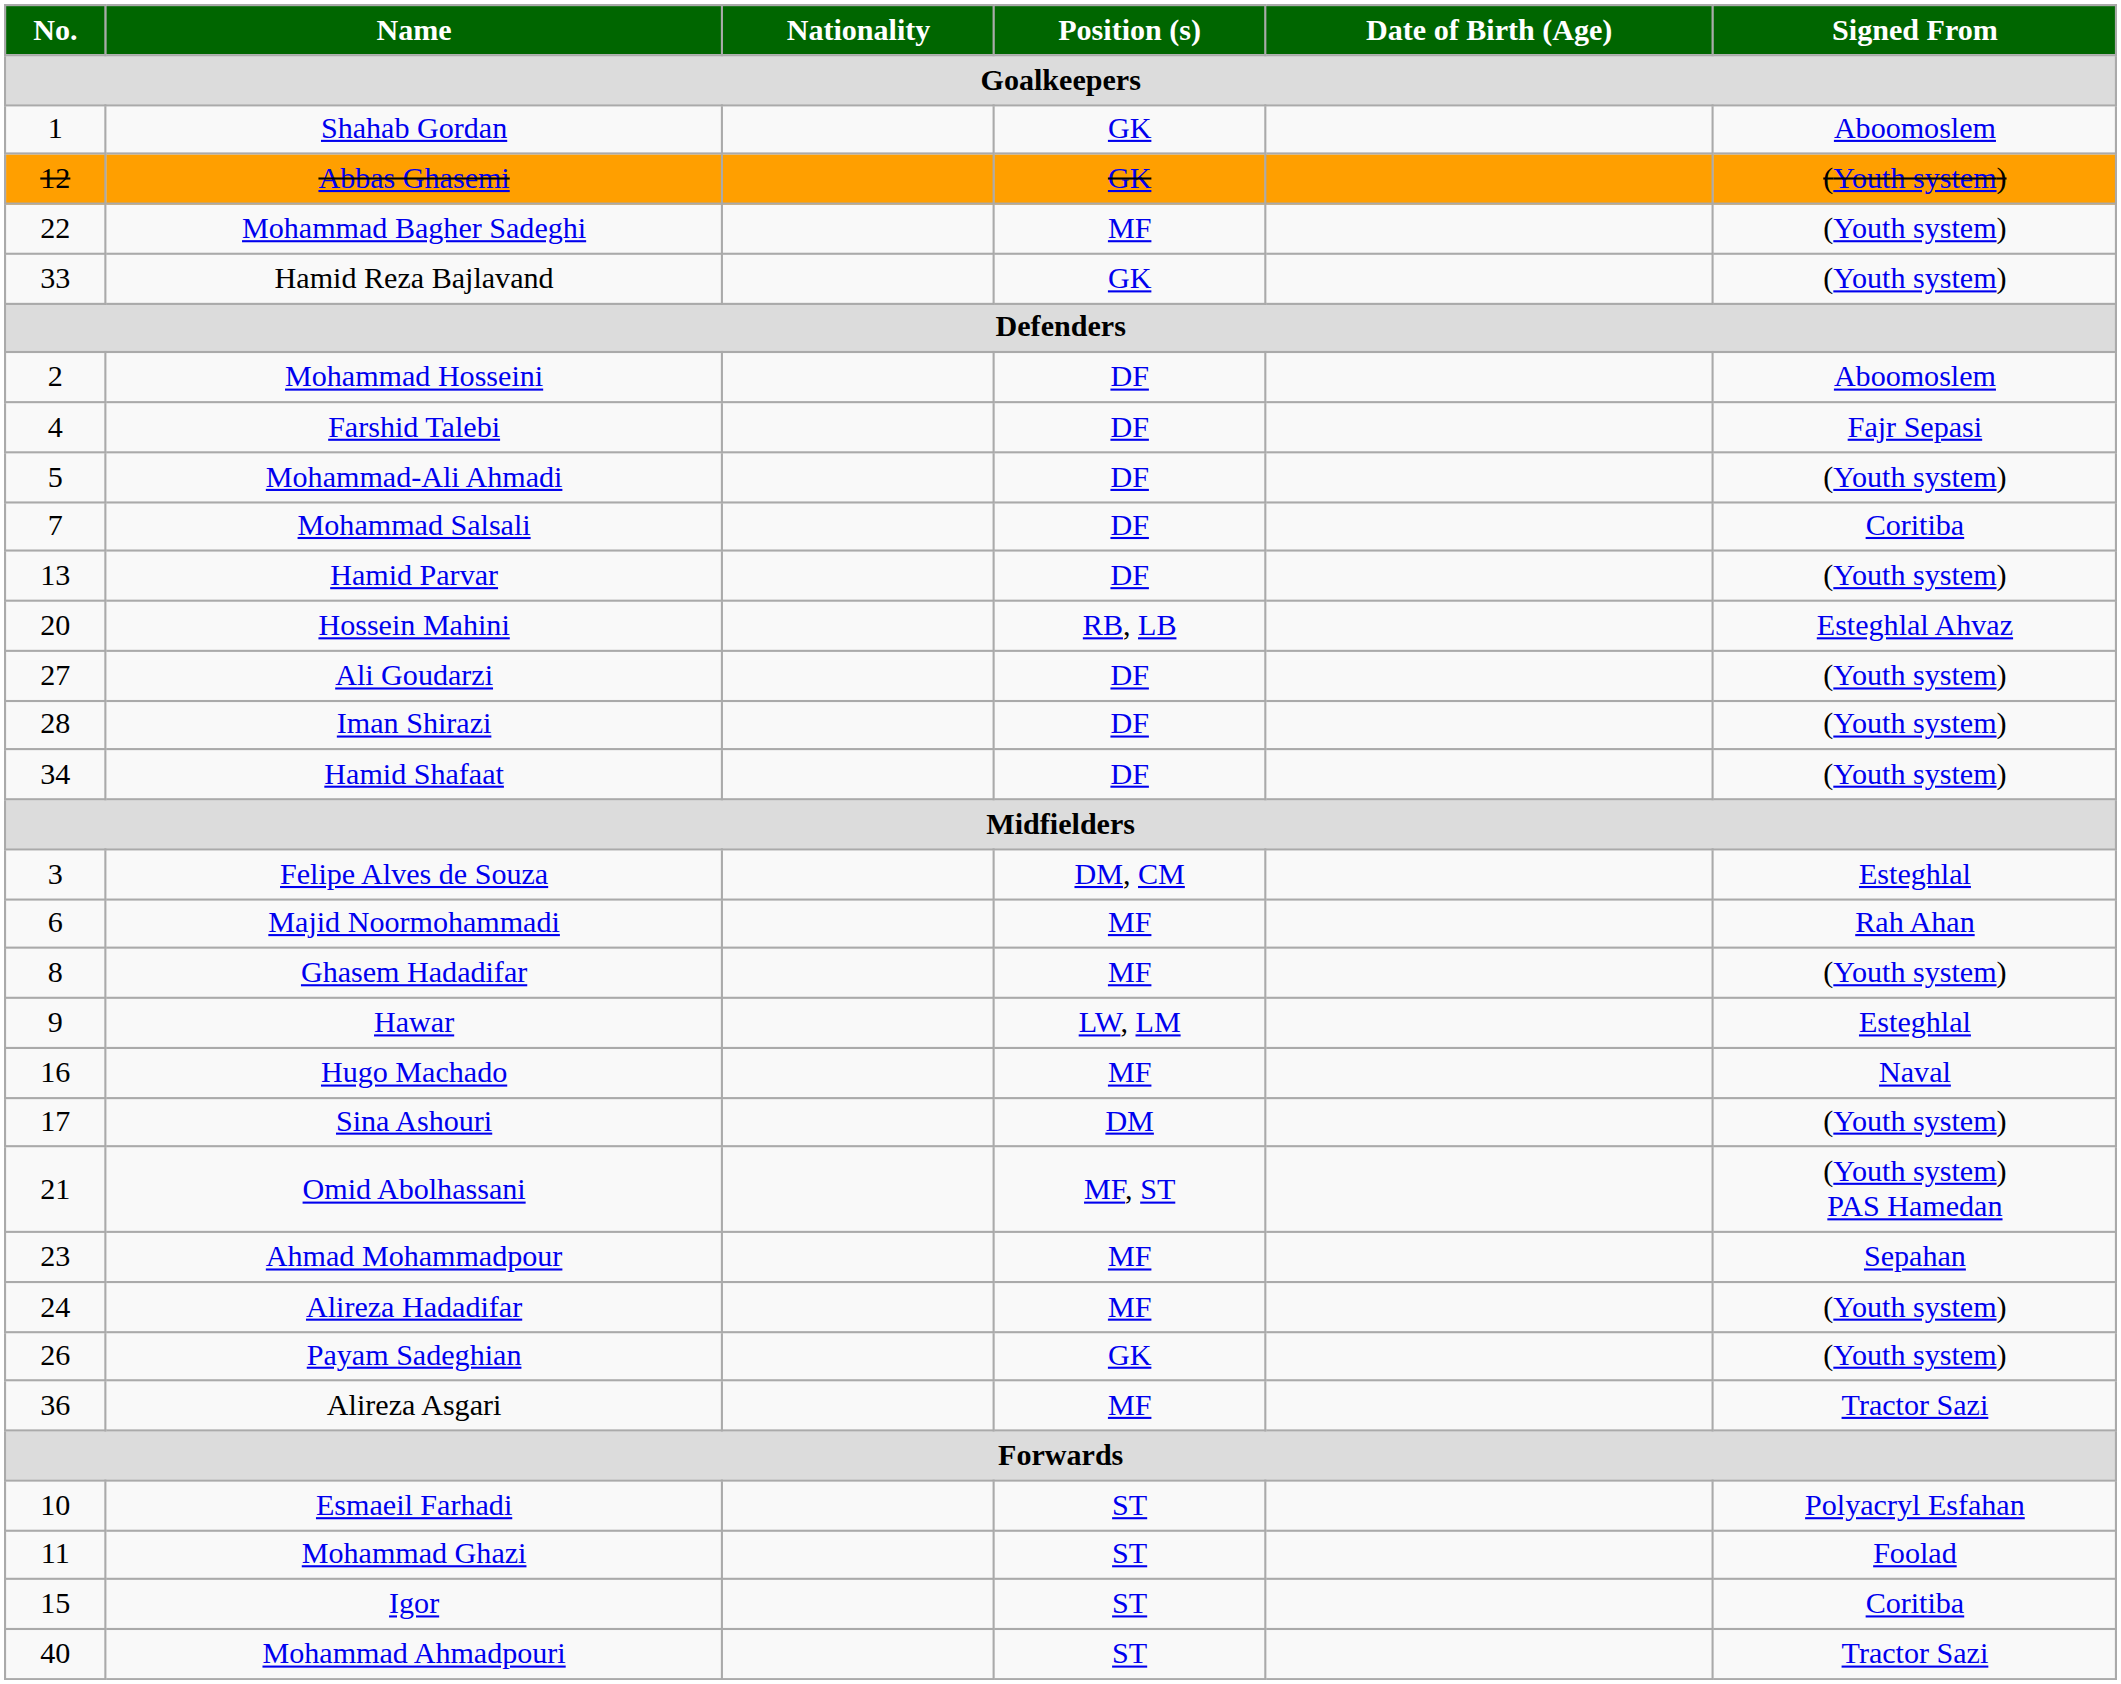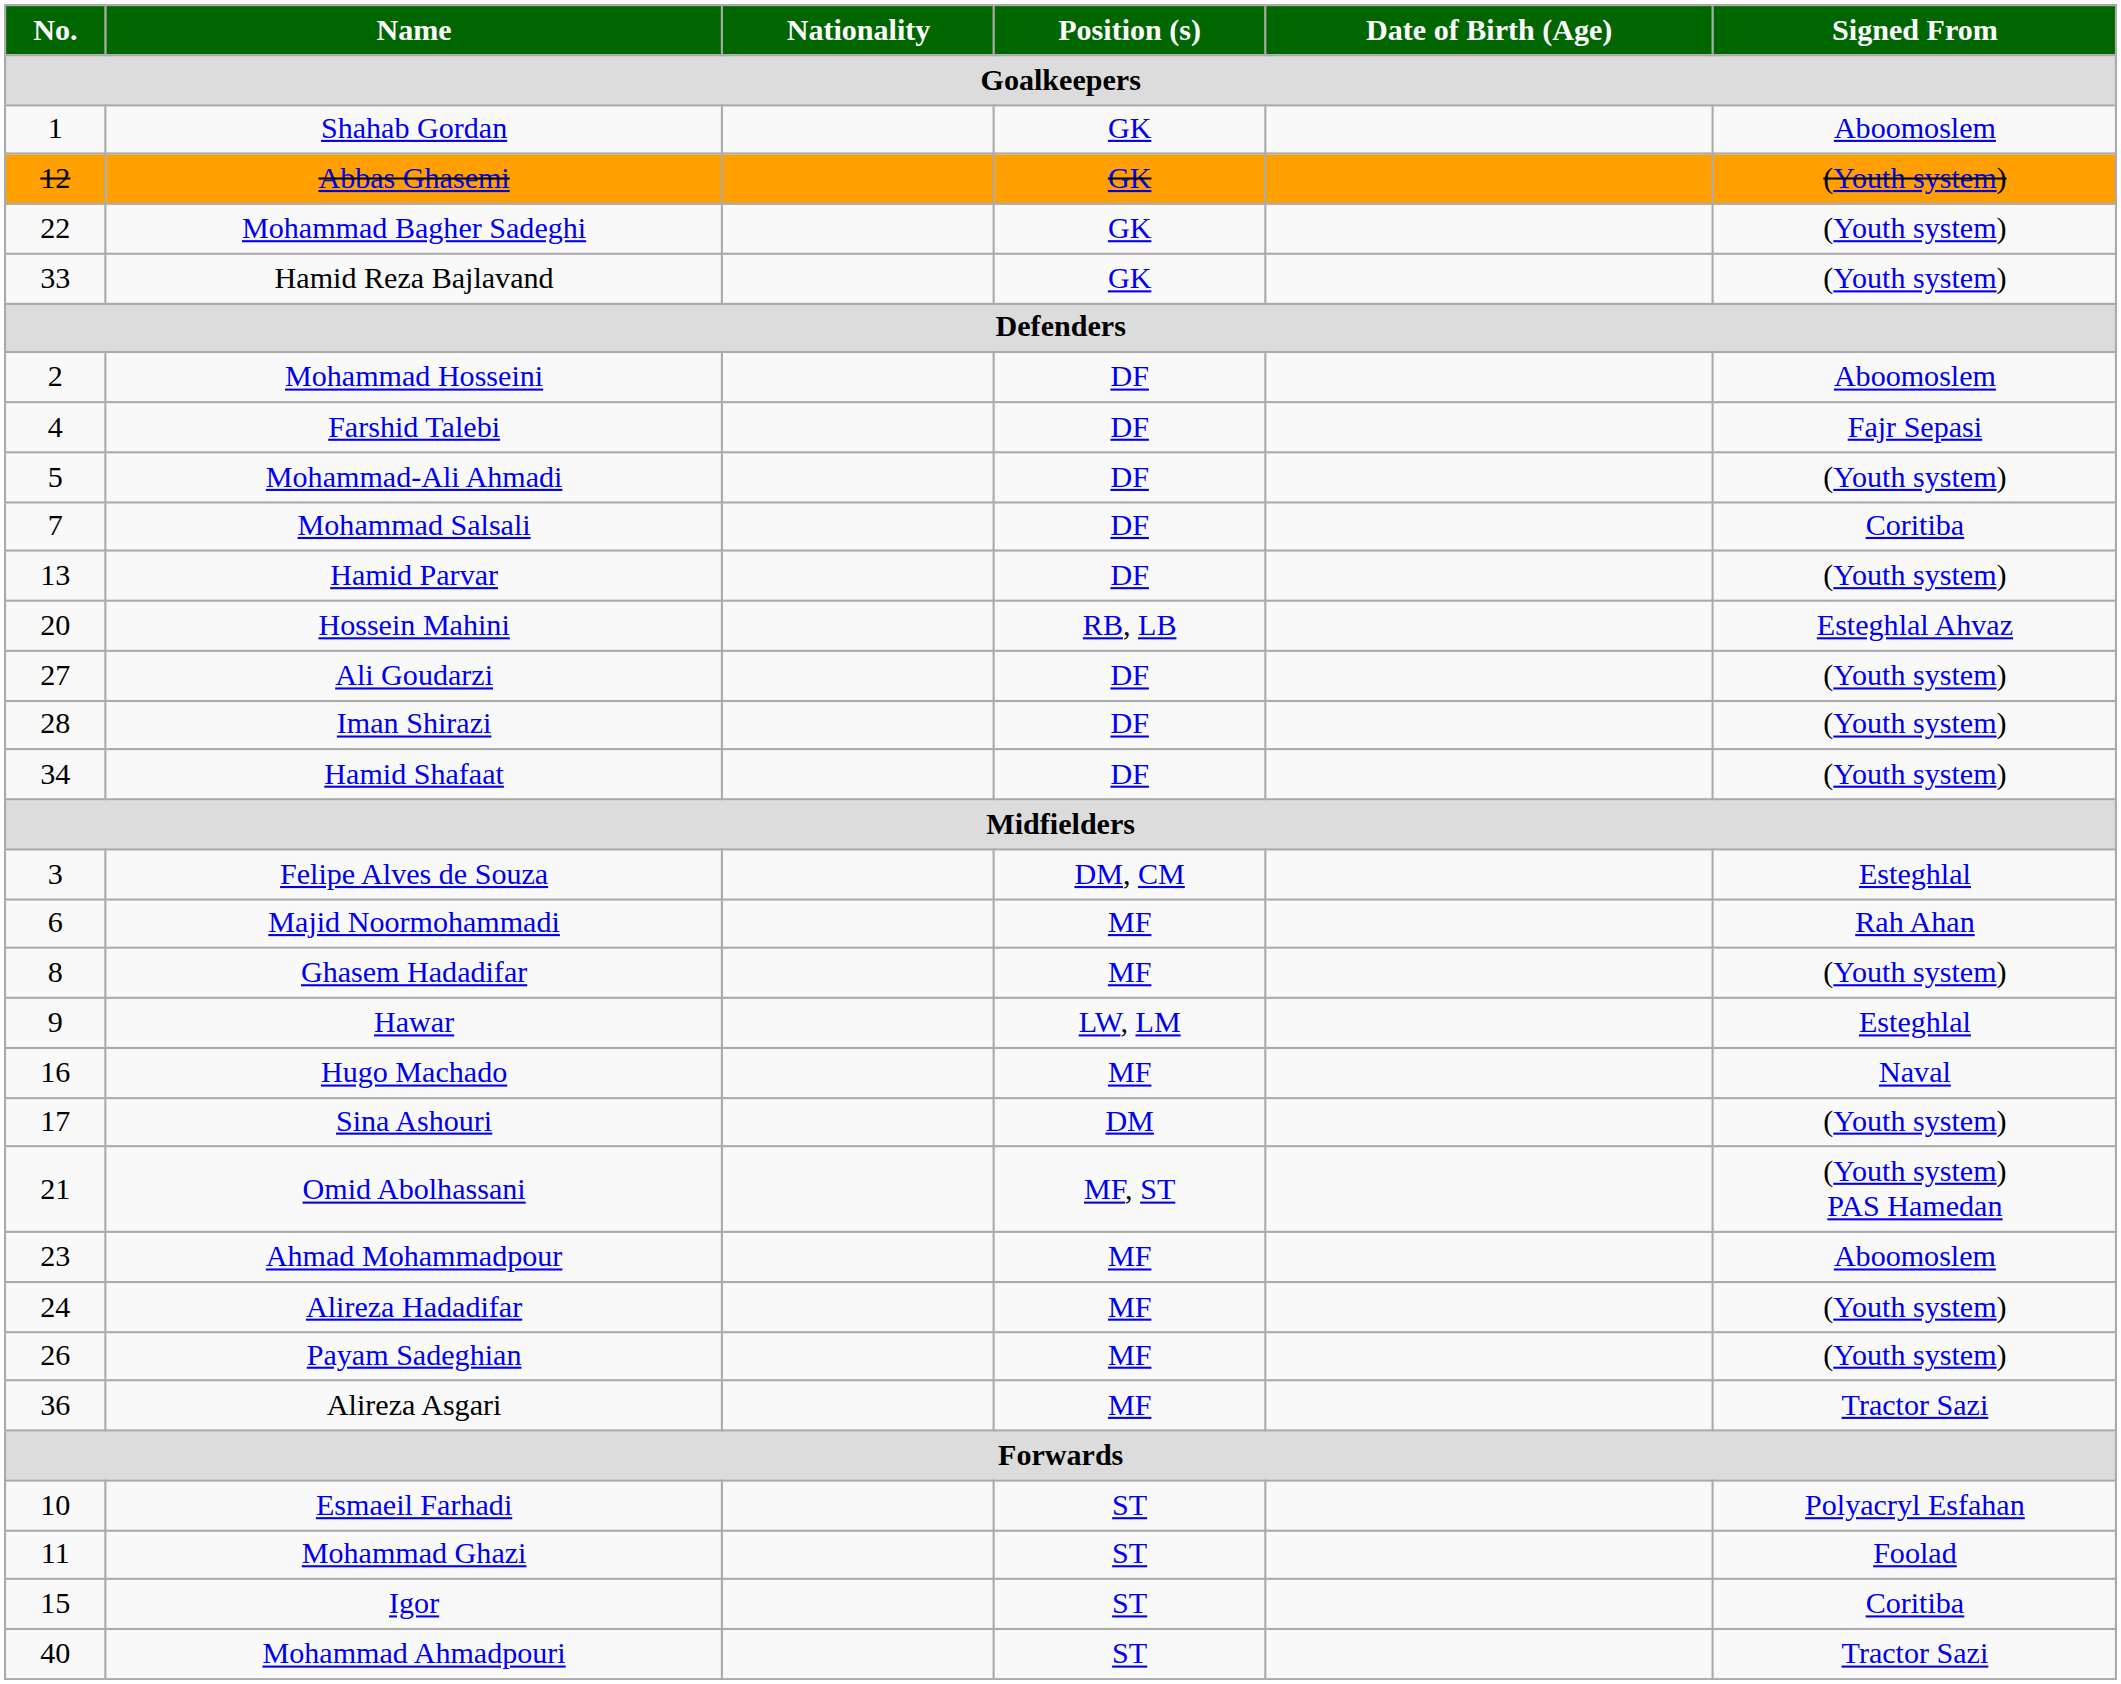(1130, 228) MF -> (1130, 228) GK
(1915, 1256) Sepahan -> (1915, 1256) Aboomoslem
(1130, 1355) GK -> (1130, 1355) MF
